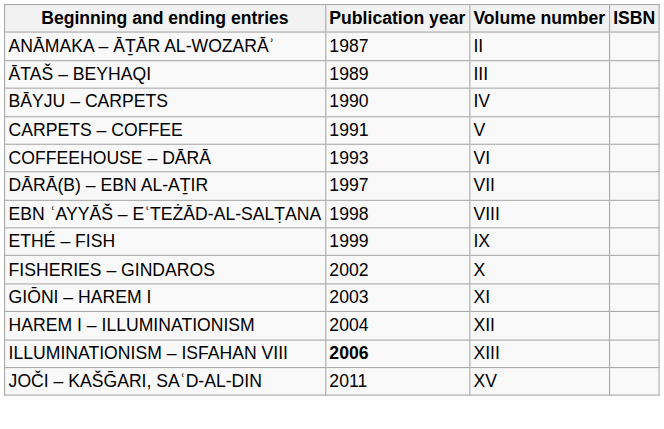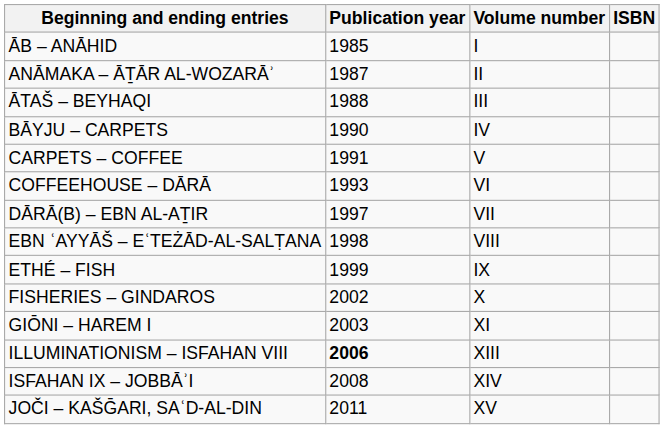+ row: (63, 46)
(349, 74) 1989 -> (349, 102) 1988
- row: (132, 325)
+ row: (101, 381)
